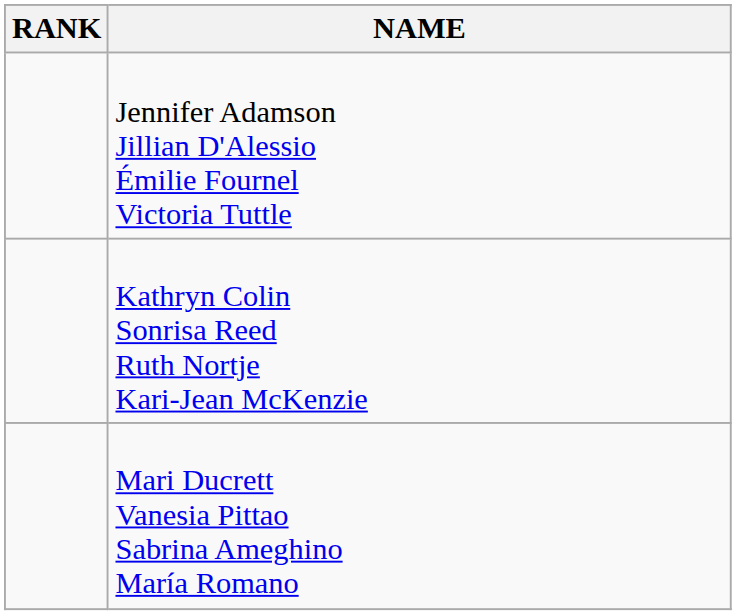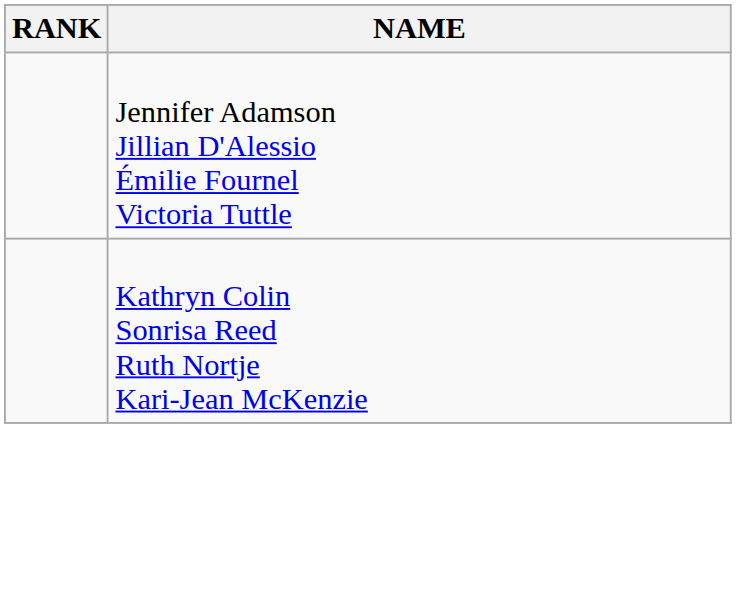- row: (229, 532)
